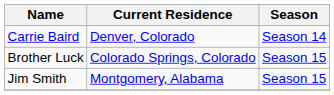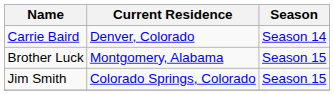(173, 57) Colorado Springs, Colorado -> (157, 57) Montgomery, Alabama
(157, 79) Montgomery, Alabama -> (173, 79) Colorado Springs, Colorado
